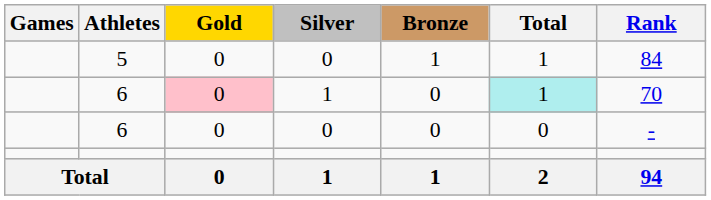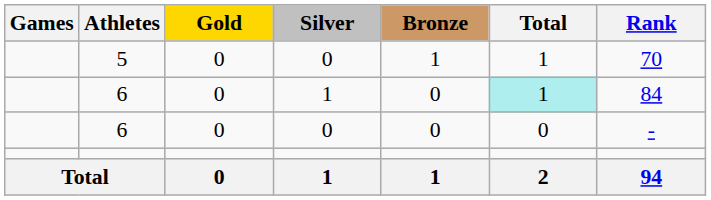(651, 58) 84 -> (651, 58) 70
(219, 94) pink background -> (219, 94) no background
(651, 94) 70 -> (651, 94) 84
